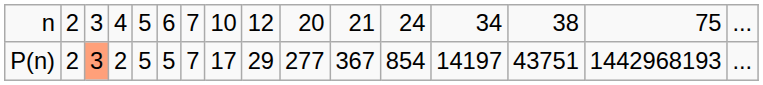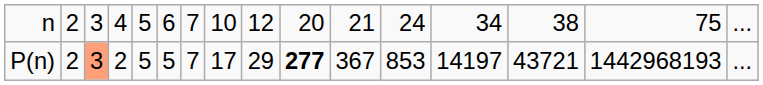(305, 60) normal -> (305, 60) bold
(406, 60) 854 -> (406, 60) 853
(546, 60) 43751 -> (546, 60) 43721
